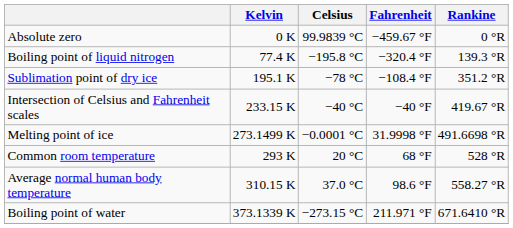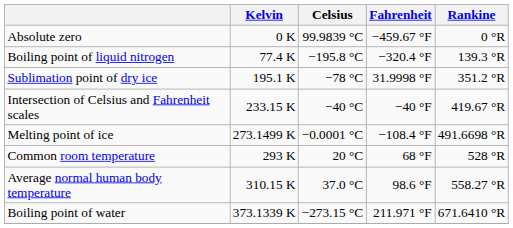(405, 78) −108.4 °F -> (402, 78) 31.9998 °F
(402, 135) 31.9998 °F -> (405, 135) −108.4 °F
